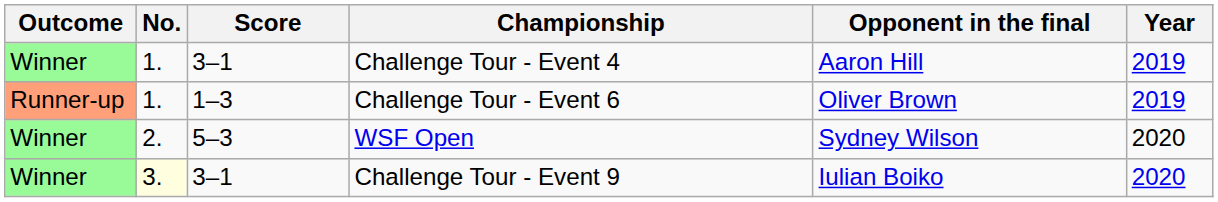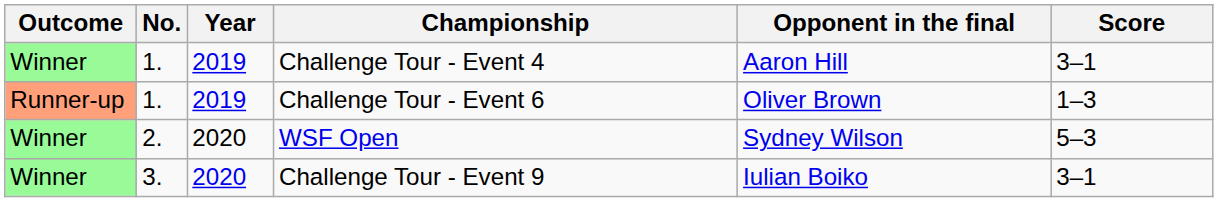columns swapped: (1169, 23) <-> (268, 23)
(152, 176) lightyellow background -> (152, 176) no background
